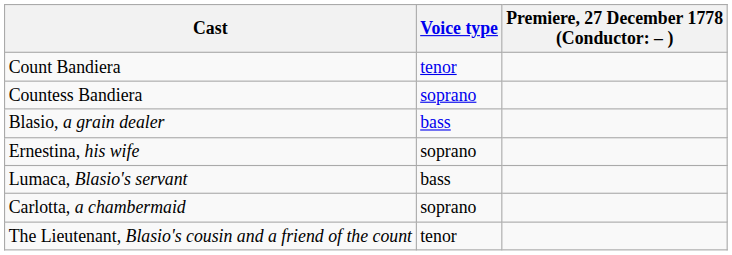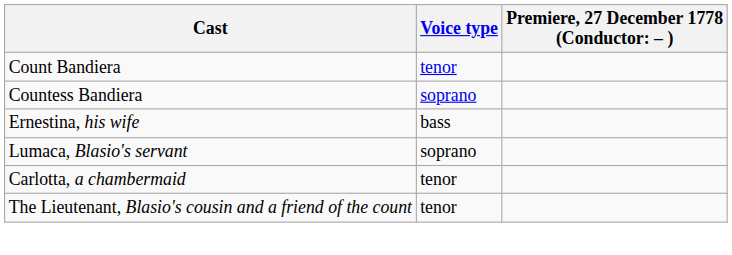- row: (87, 123)
(448, 151) soprano -> (435, 123) bass
(435, 179) bass -> (448, 151) soprano
(448, 207) soprano -> (438, 179) tenor
